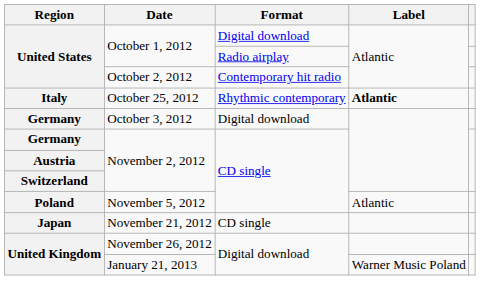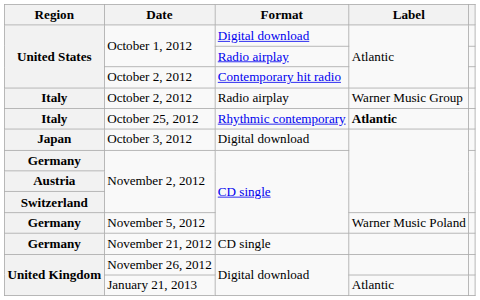+ row: (150, 98)
(54, 118) Germany -> (54, 139) Japan
(54, 202) Poland -> (54, 222) Germany
(373, 202) Atlantic -> (409, 222) Warner Music Poland
(54, 222) Japan -> (54, 243) Germany
(409, 264) Warner Music Poland -> (373, 285) Atlantic
